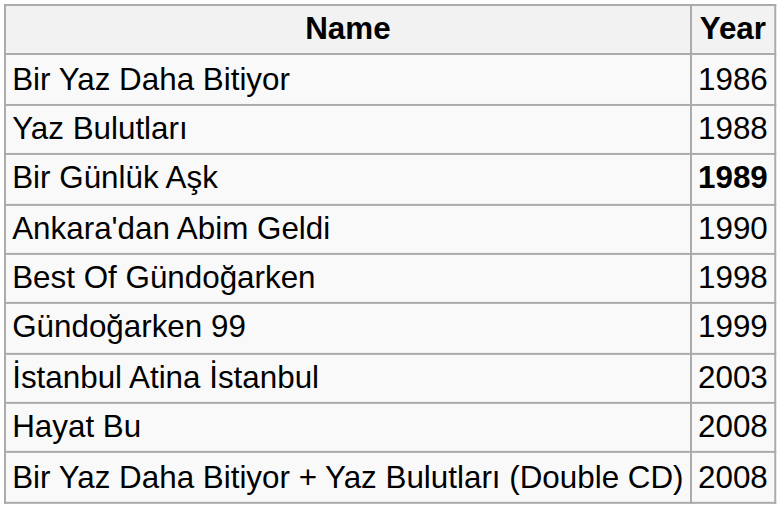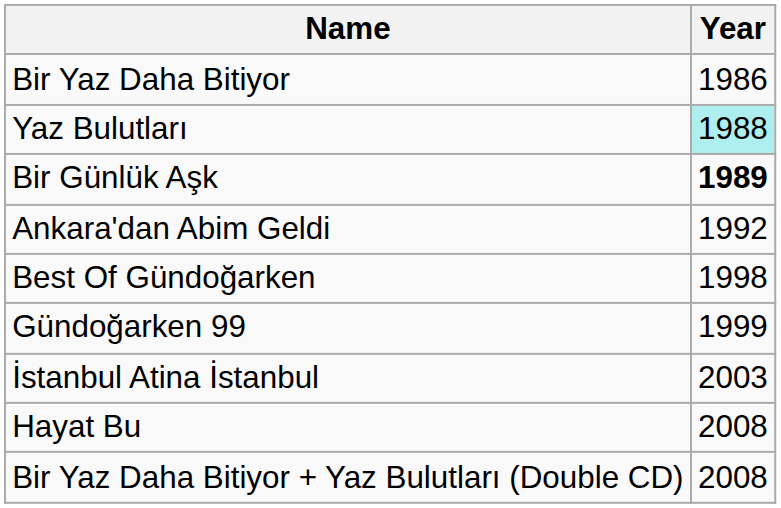(733, 128) no background -> (733, 128) paleturquoise background
(733, 228) 1990 -> (733, 228) 1992
